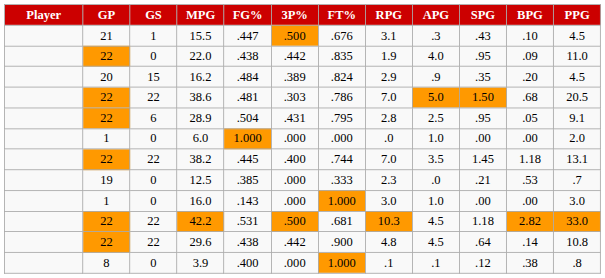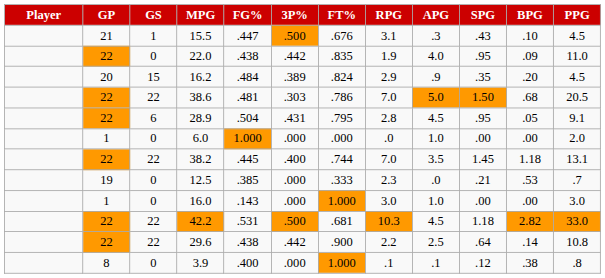(436, 118) 2.5 -> (436, 118) 4.5
(389, 242) 4.8 -> (389, 242) 2.2
(436, 242) 4.5 -> (436, 242) 2.5
